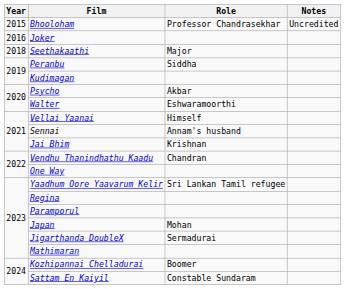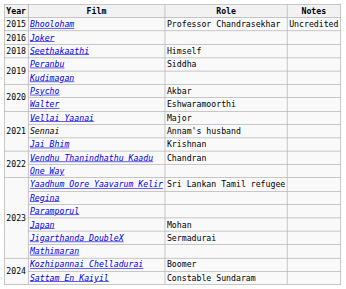(179, 51) Major -> (184, 51) Himself
(184, 118) Himself -> (179, 118) Major
